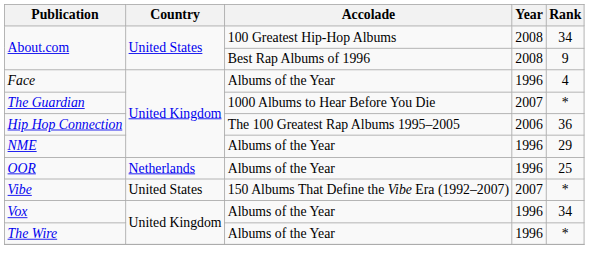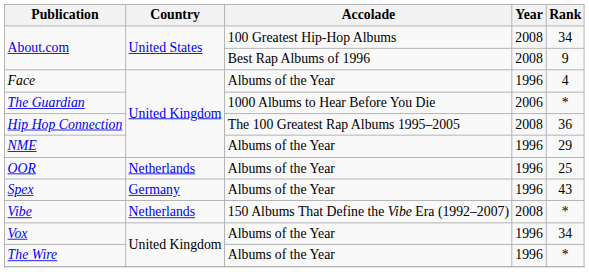(529, 102) 2007 -> (529, 102) 2006
(529, 124) 2006 -> (529, 124) 2008
+ row: (21, 189)
(165, 189) United States -> (162, 211) Netherlands
(529, 189) 2007 -> (529, 211) 2008
